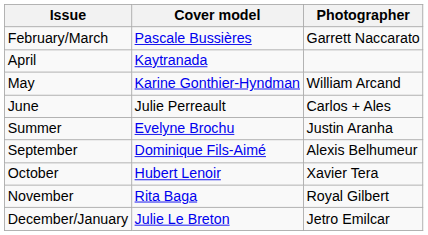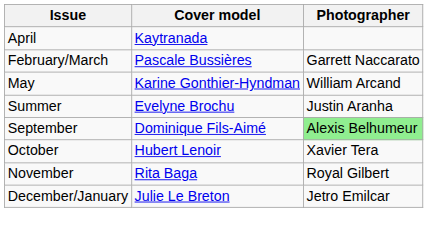rows swapped: (58, 38) <-> (22, 60)
- row: (23, 106)
(362, 151) no background -> (362, 128) lightgreen background
